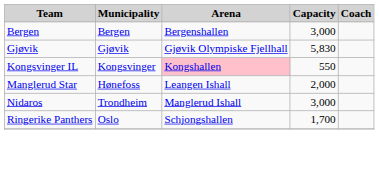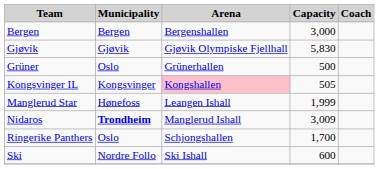+ row: (23, 66)
(327, 66) 550 -> (327, 84) 505
(323, 84) 2,000 -> (323, 102) 1,999
(122, 102) normal -> (124, 119) bold
(323, 102) 3,000 -> (323, 119) 3,009
+ row: (14, 155)
